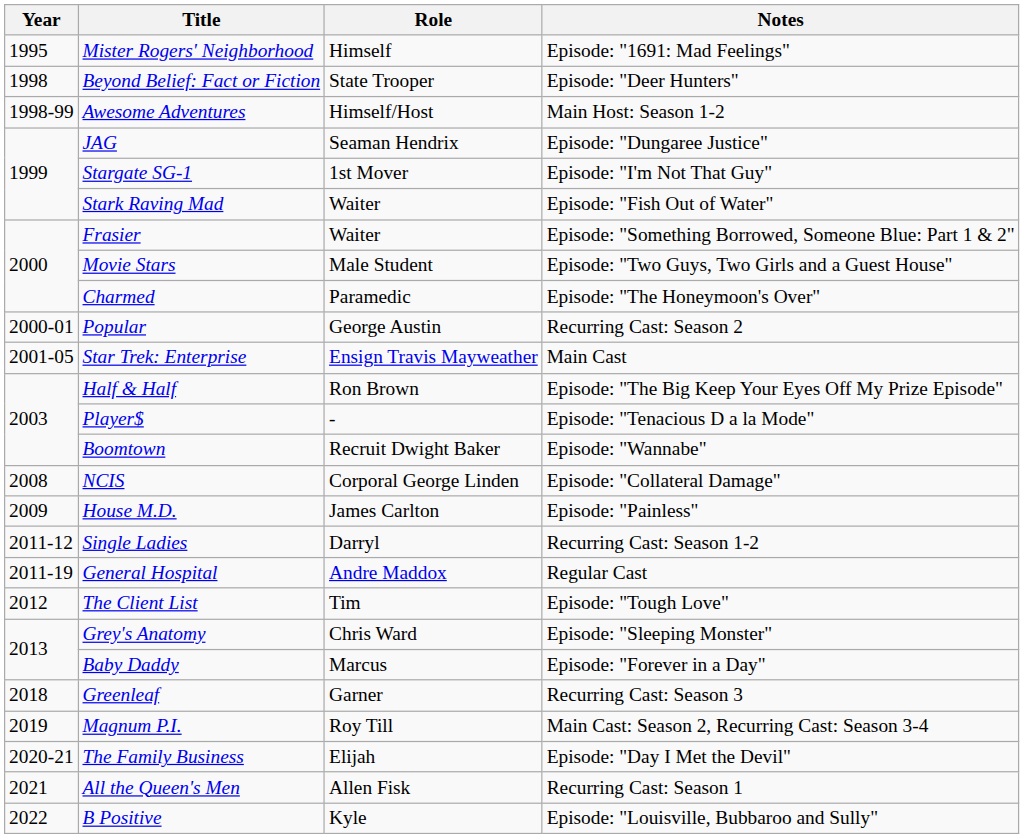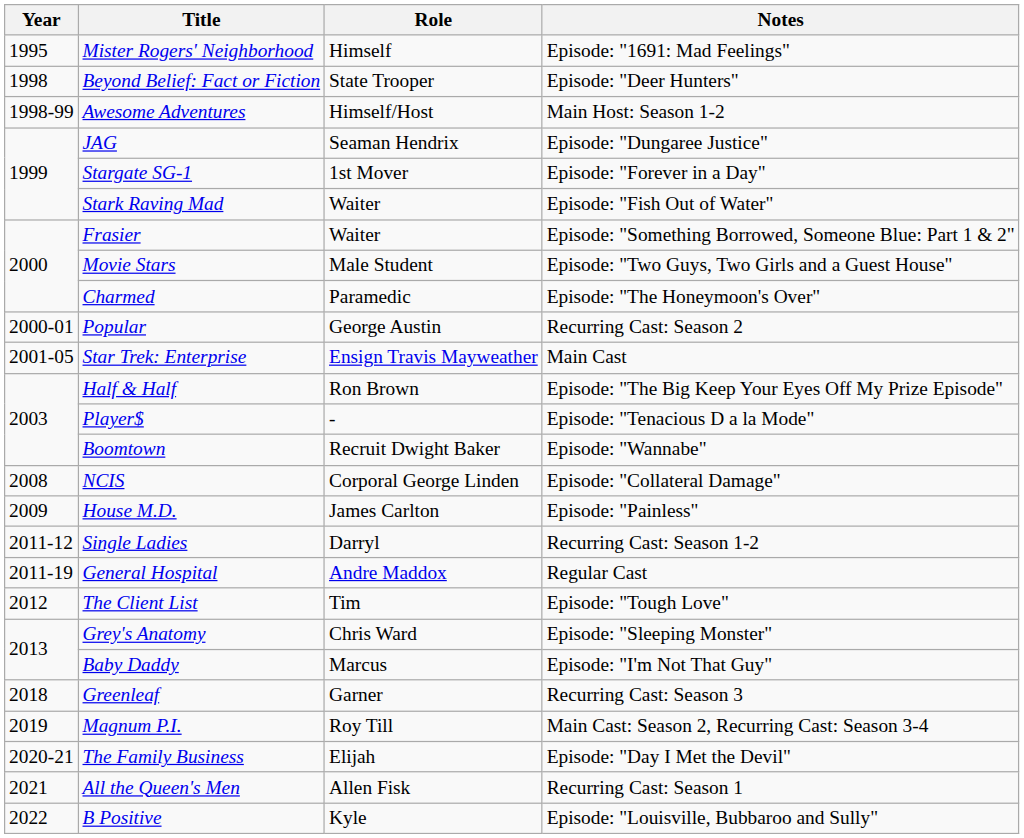(659, 173) Episode: "I'm Not That Guy" -> (656, 173) Episode: "Forever in a Day"
(656, 664) Episode: "Forever in a Day" -> (659, 664) Episode: "I'm Not That Guy"
